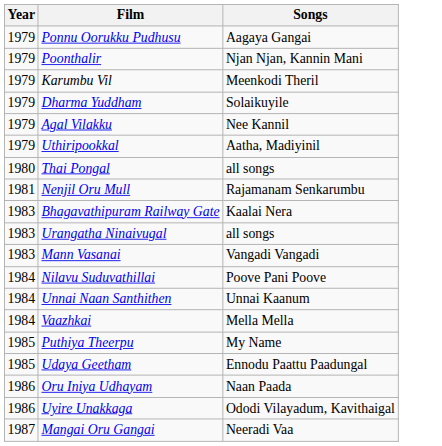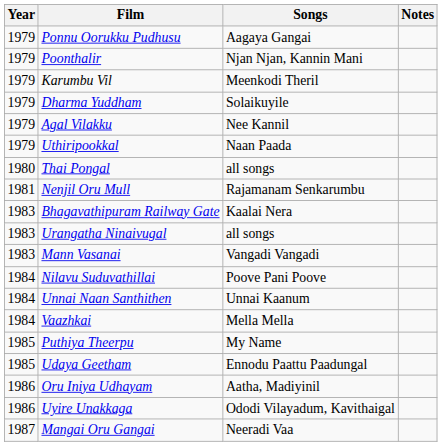+ column: (418, 15)
(273, 146) Aatha, Madiyinil -> (259, 146) Naan Paada
(259, 386) Naan Paada -> (273, 386) Aatha, Madiyinil
